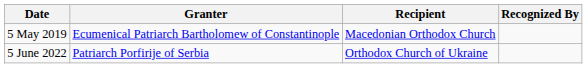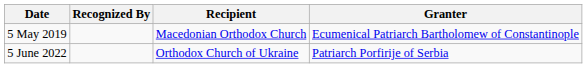columns swapped: (206, 14) <-> (540, 14)
